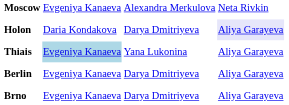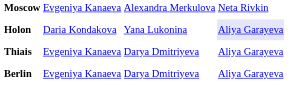(161, 29) Darya Dmitriyeva -> (155, 29) Yana Lukonina
(82, 52) lightblue background -> (82, 52) no background
(155, 52) Yana Lukonina -> (161, 52) Darya Dmitriyeva
- row: (15, 96)
